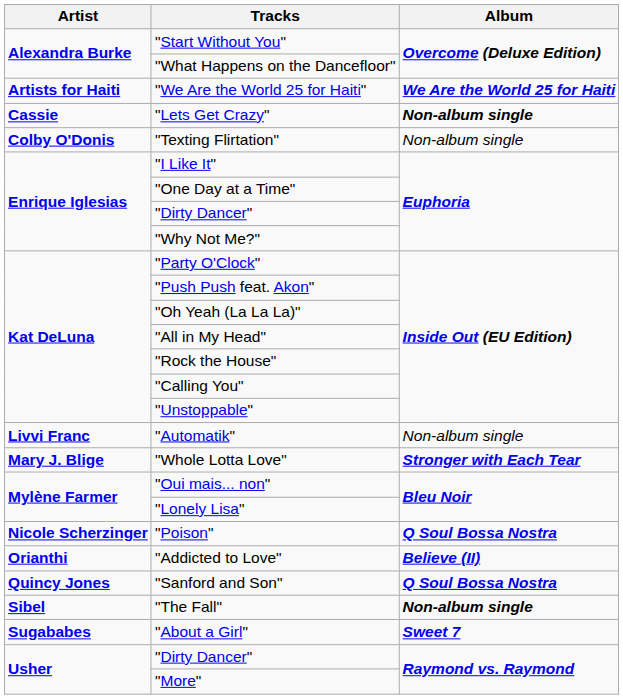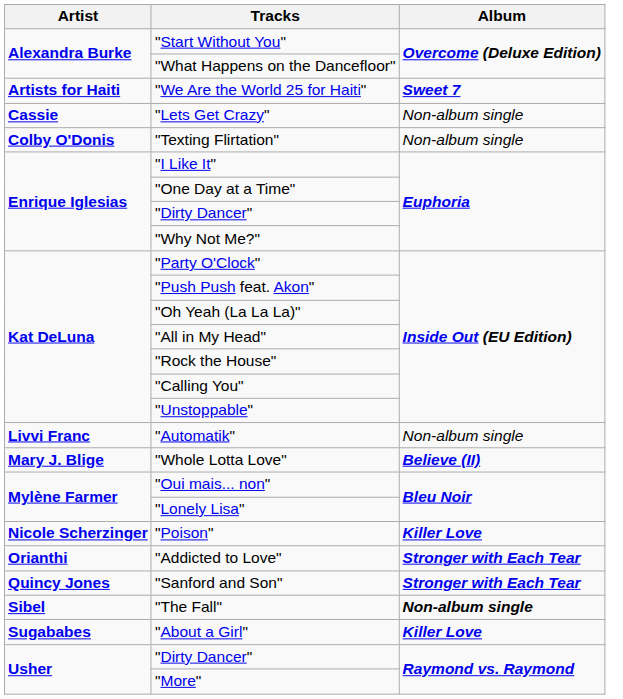(509, 90) We Are the World 25 for Haiti -> (432, 90) Sweet 7
(468, 115) bold -> (463, 115) normal
(492, 459) Stronger with Each Tear -> (441, 459) Believe (II)
(480, 533) Q Soul Bossa Nostra -> (442, 533) Killer Love
(441, 558) Believe (II) -> (492, 558) Stronger with Each Tear
(480, 582) Q Soul Bossa Nostra -> (492, 582) Stronger with Each Tear
(432, 632) Sweet 7 -> (442, 632) Killer Love
